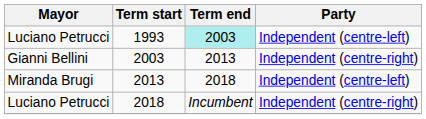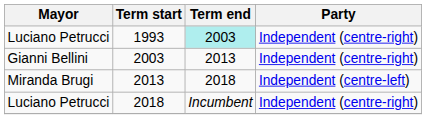(334, 37) Independent (centre-left) -> (338, 37) Independent (centre-right)
